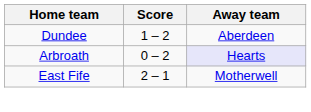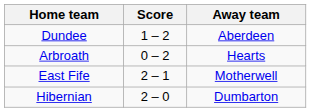(246, 55) lavender background -> (246, 55) no background
+ row: (64, 96)
